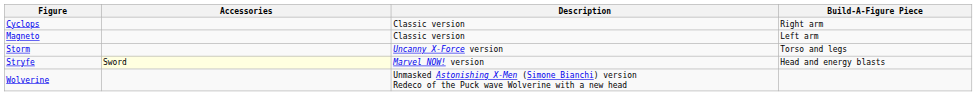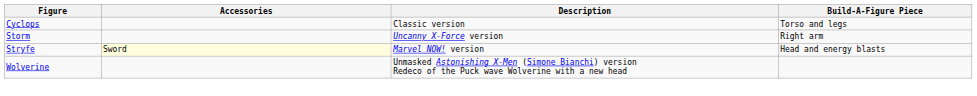(802, 24) Right arm -> (814, 24) Torso and legs
- row: (23, 37)
(814, 50) Torso and legs -> (802, 37) Right arm
